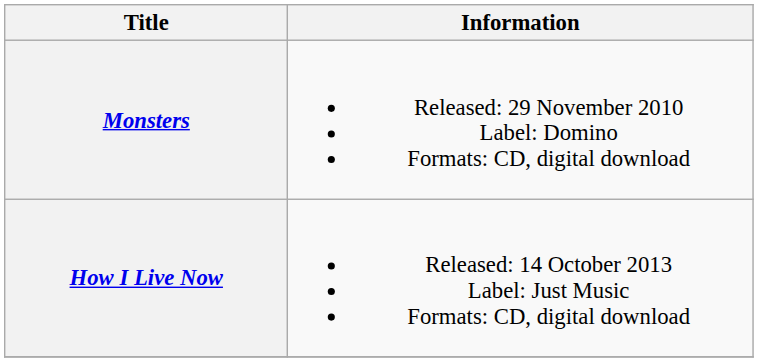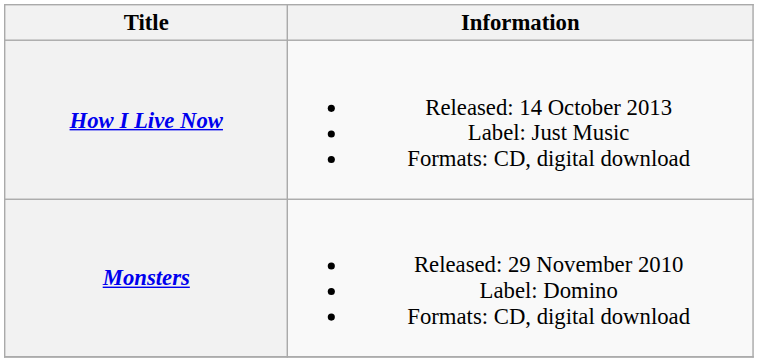rows swapped: (146, 119) <-> (146, 277)
